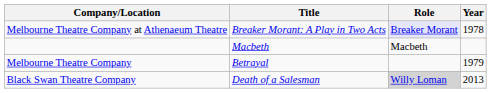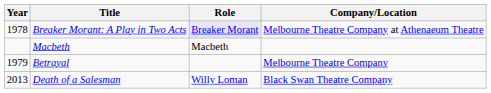columns swapped: (473, 12) <-> (117, 12)
(419, 79) lightgrey background -> (219, 79) no background
